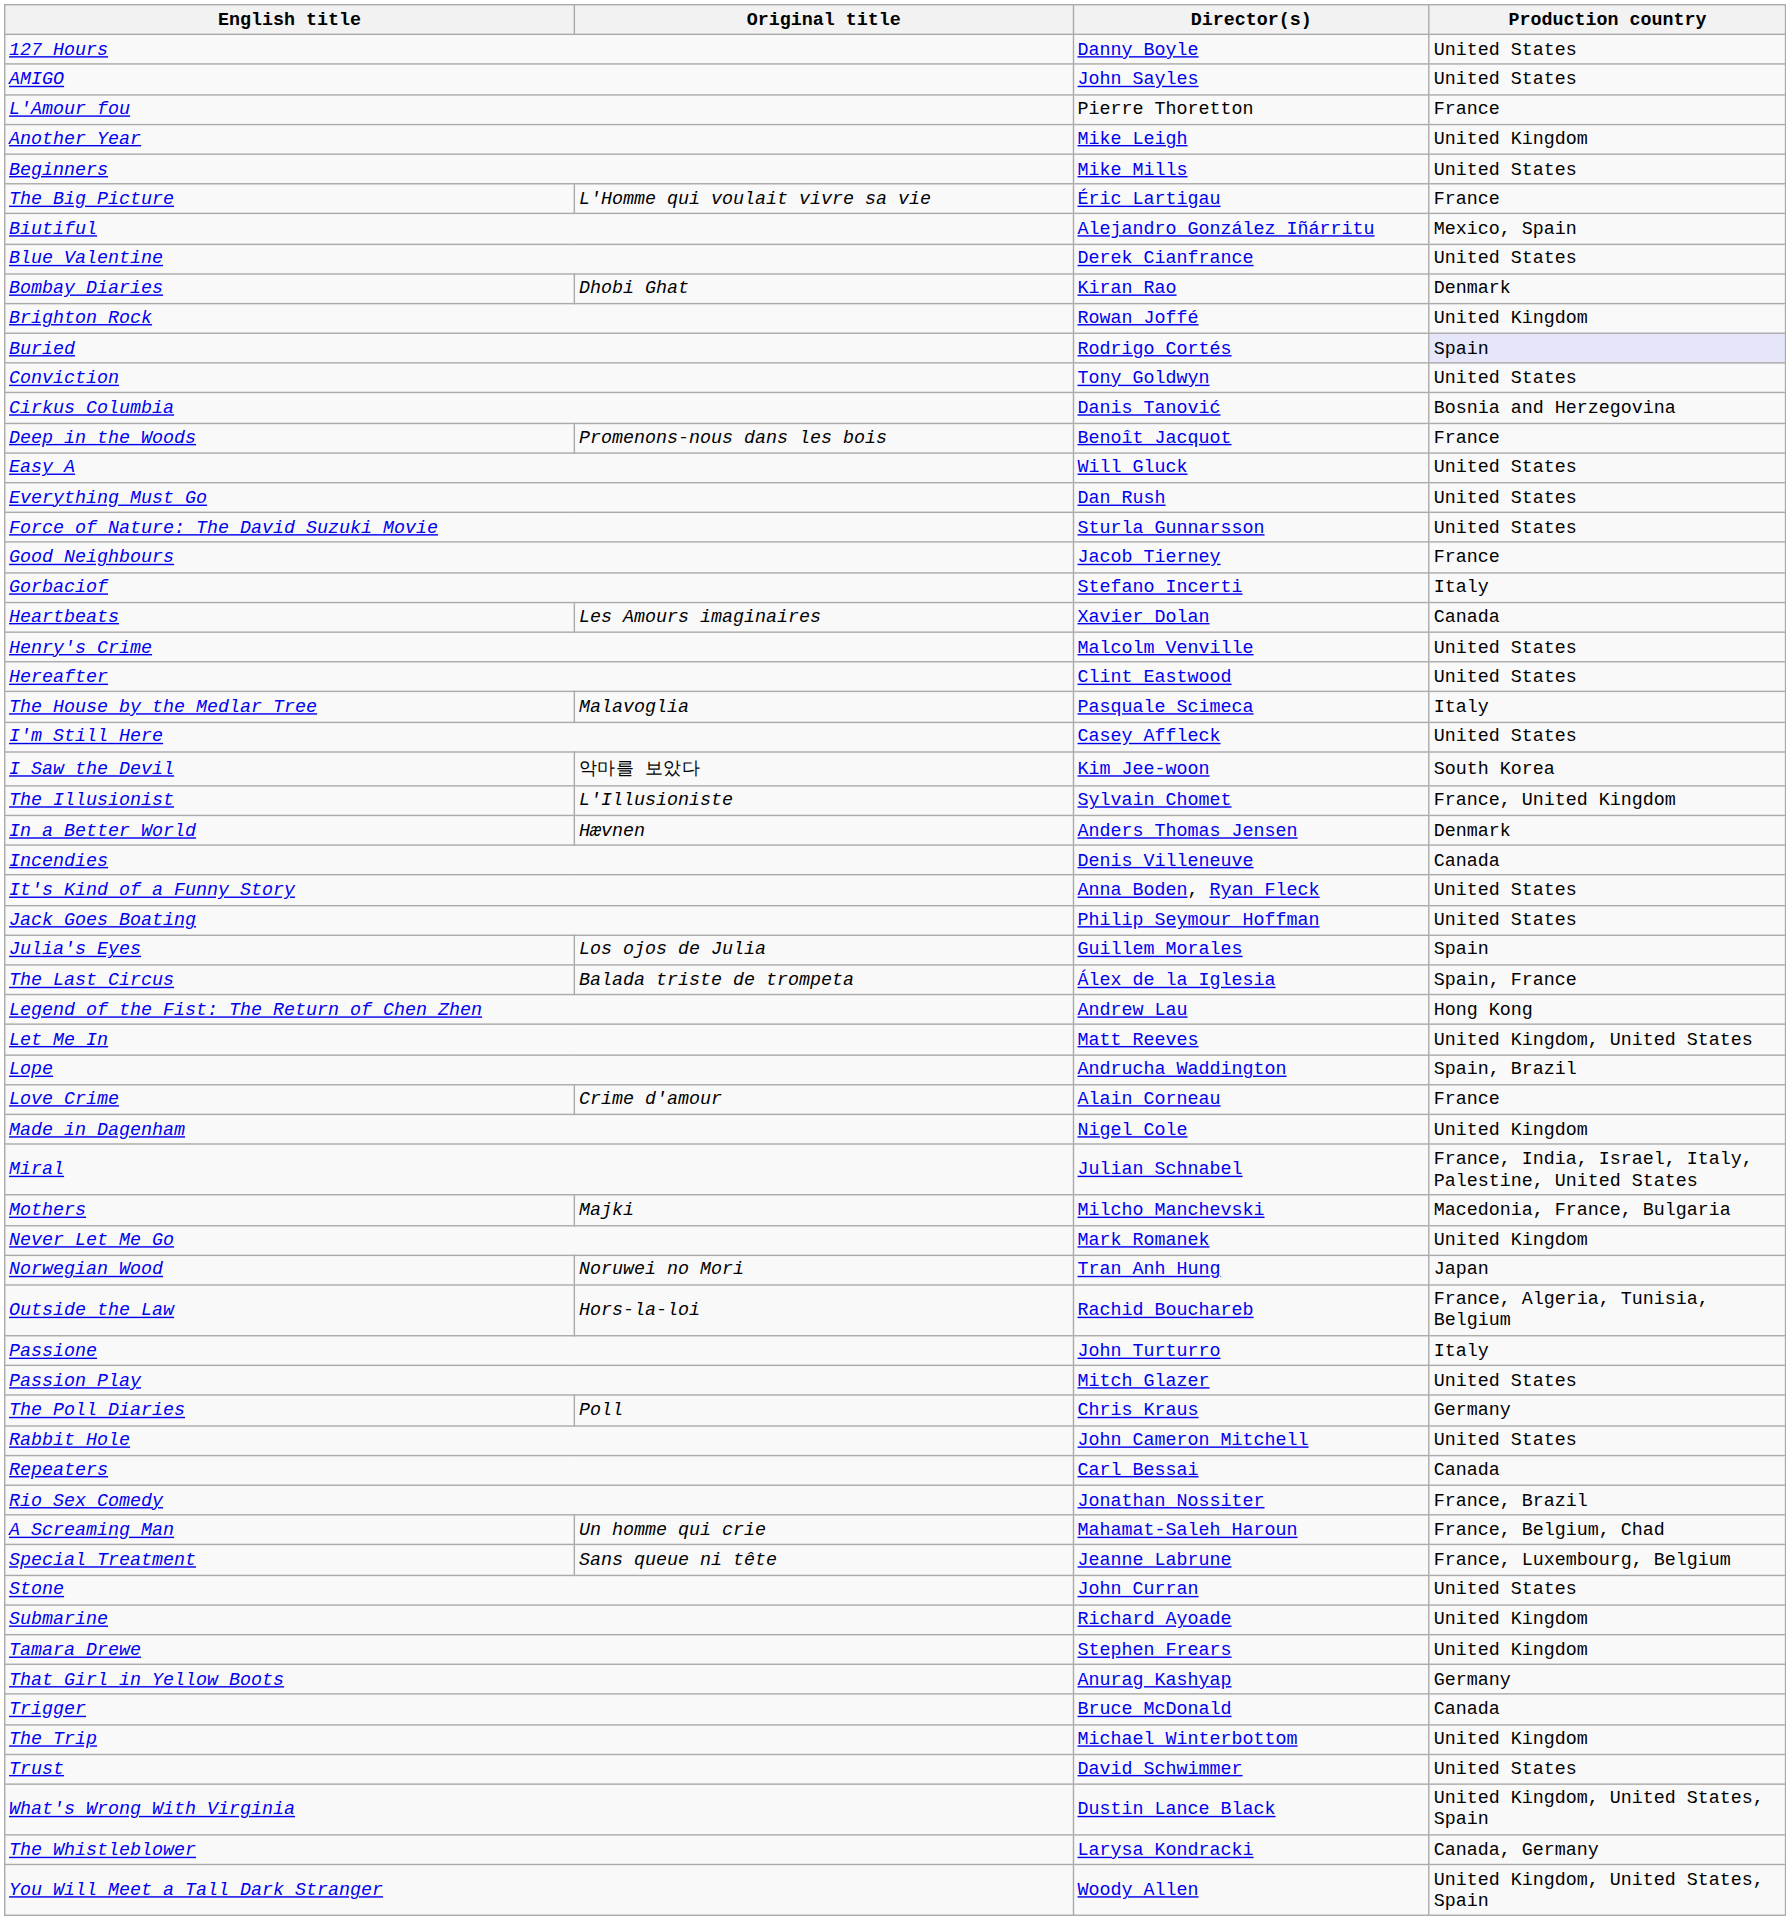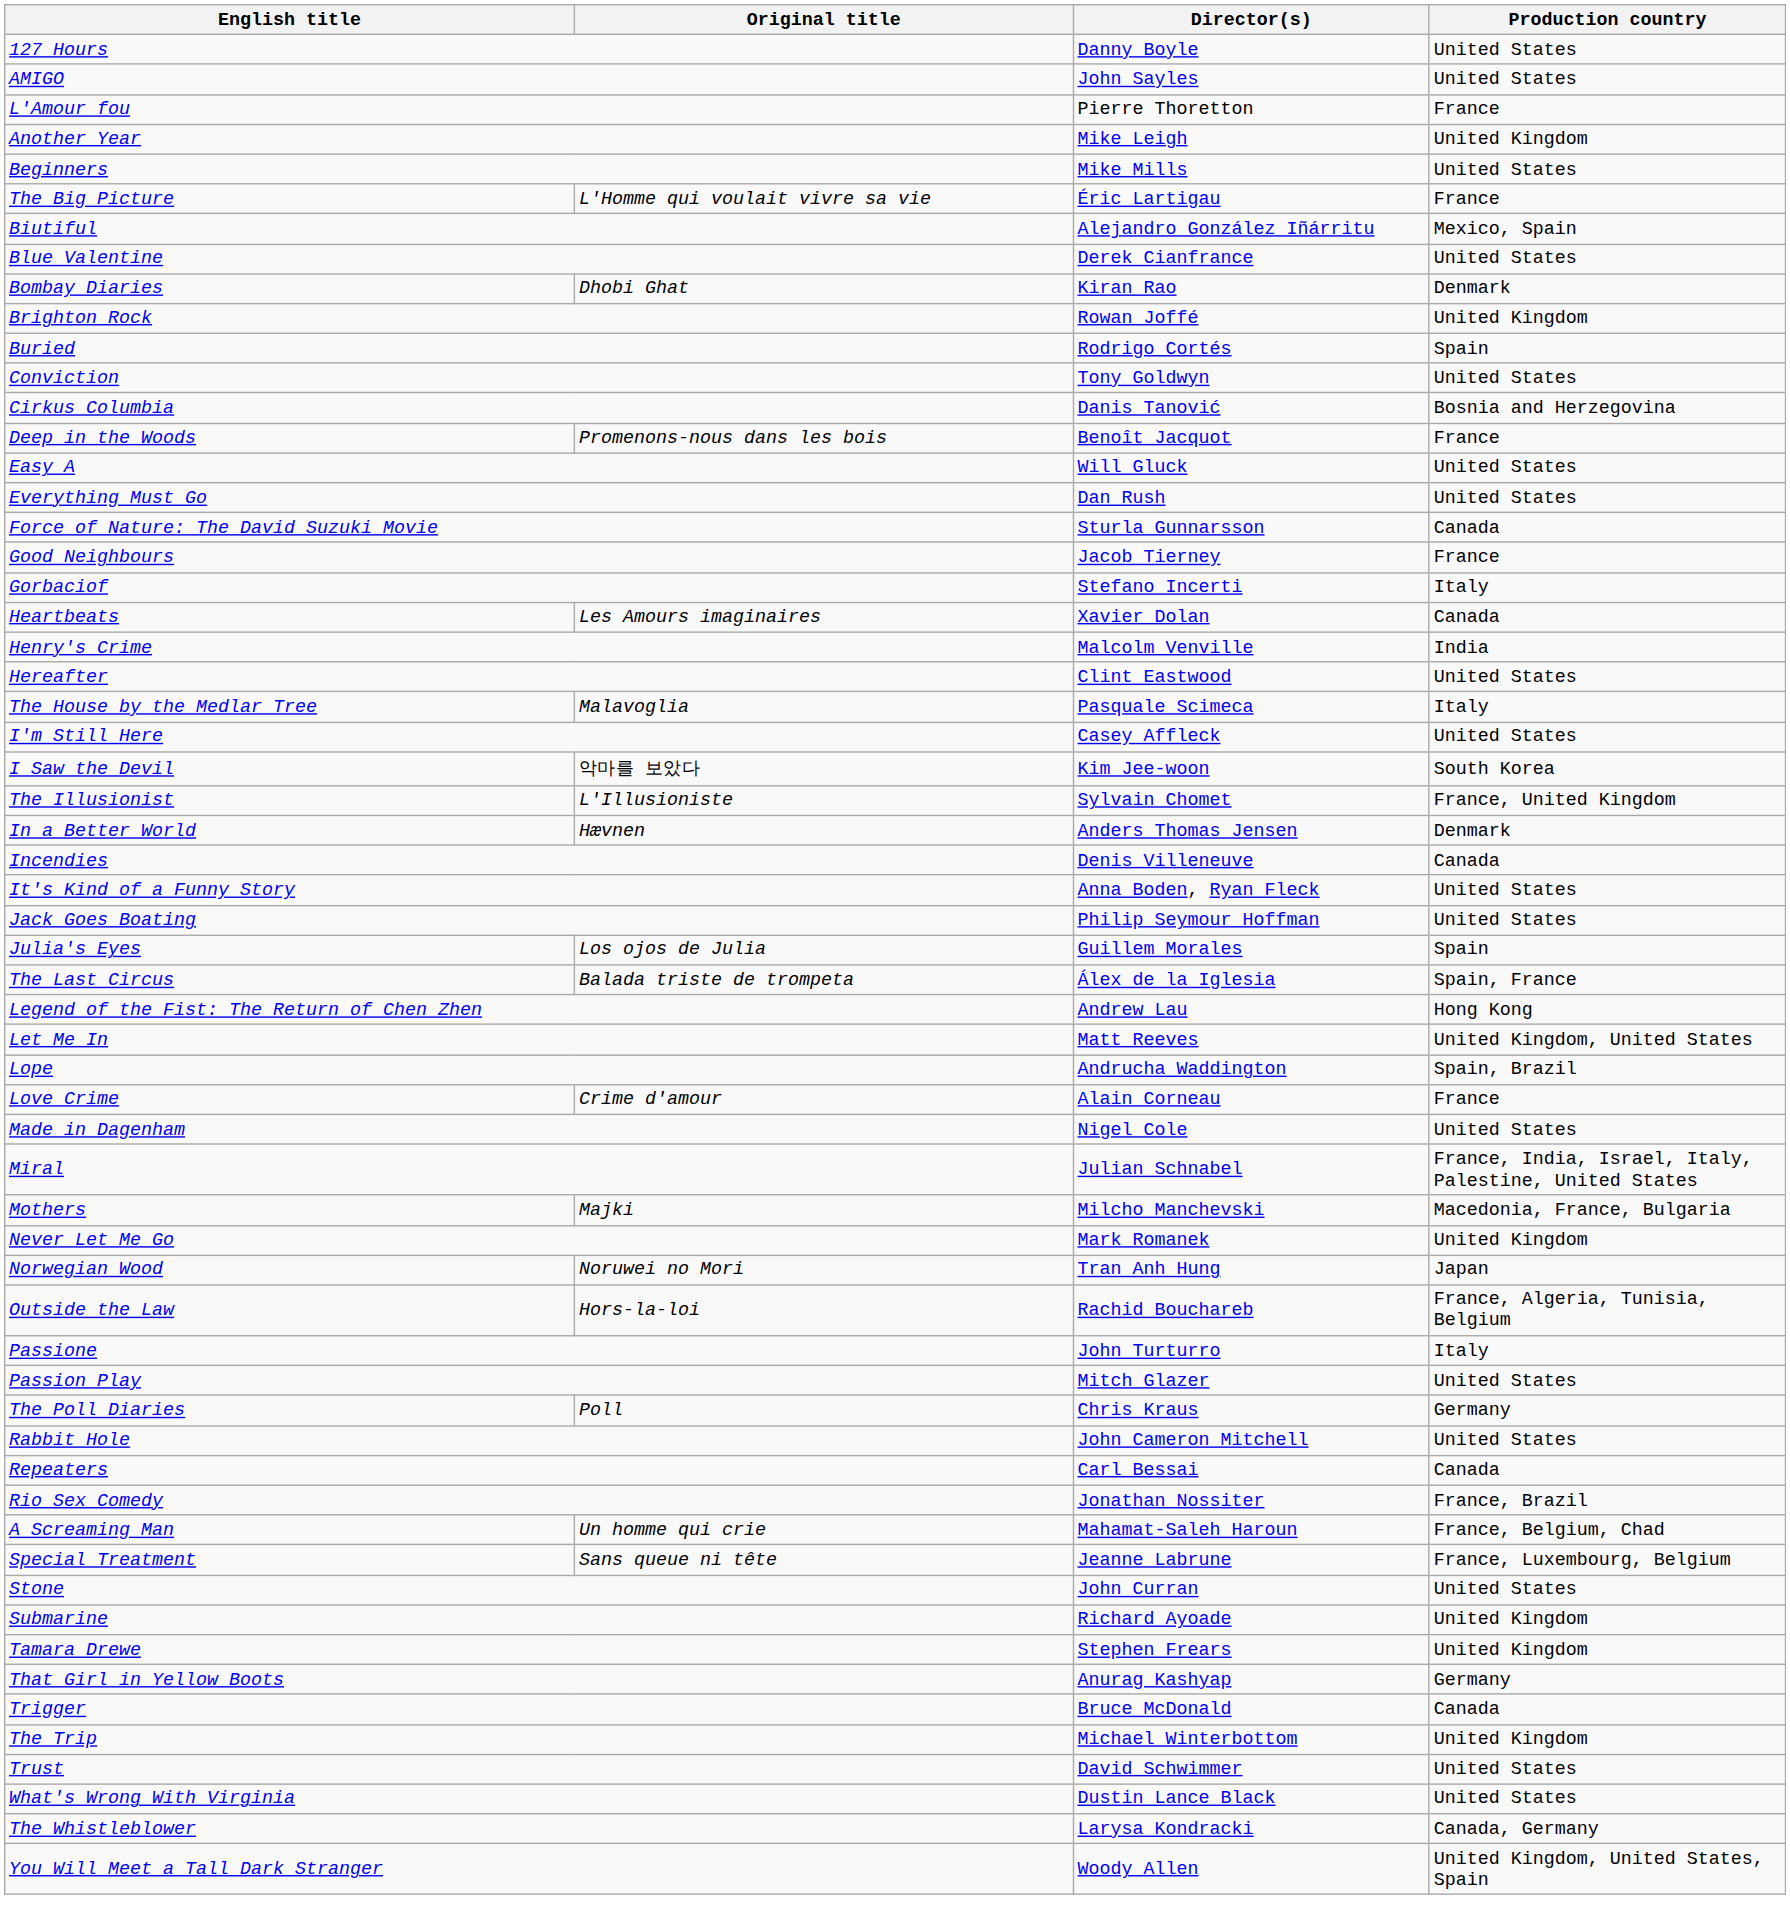(1461, 348) lavender background -> (1461, 348) no background
(1505, 528) United States -> (1467, 528) Canada
(1505, 647) United States -> (1461, 647) India
(1511, 1129) United Kingdom -> (1505, 1129) United States
(1599, 1809) United Kingdom, United States, Spain -> (1505, 1799) United States
